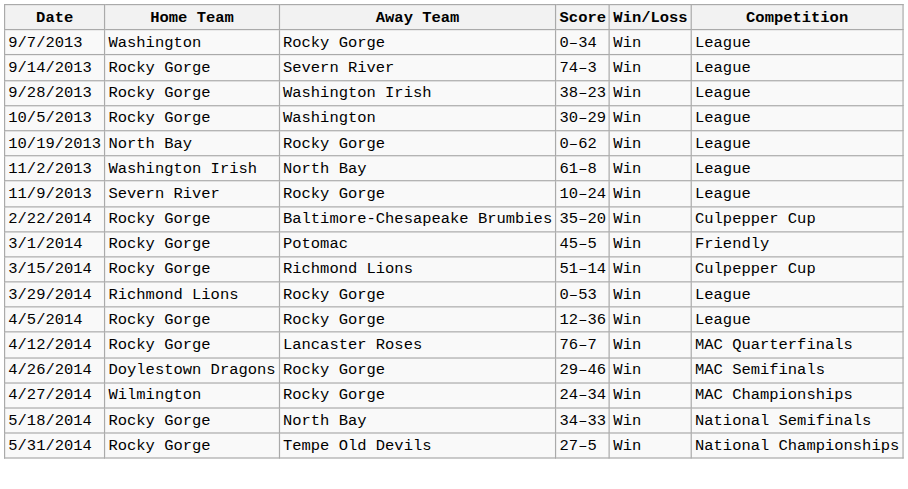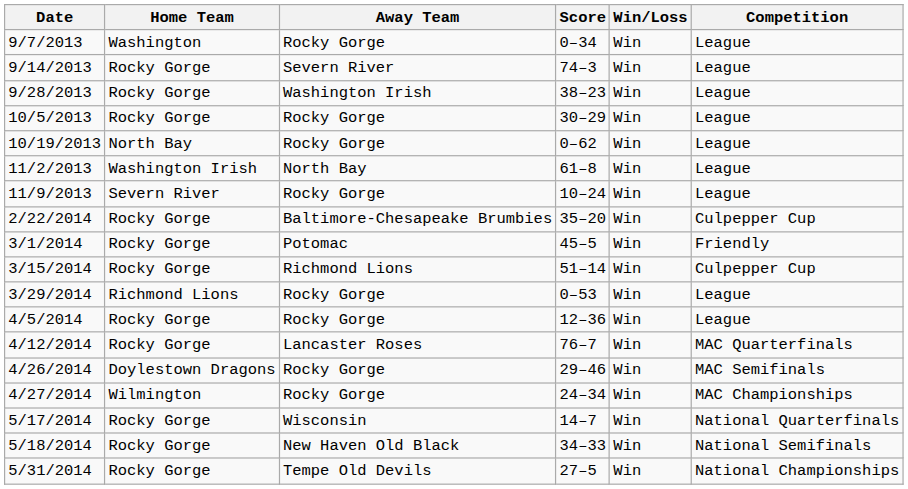(329, 118) Washington -> (334, 118) Rocky Gorge
+ row: (50, 421)
(325, 421) North Bay -> (371, 446) New Haven Old Black
